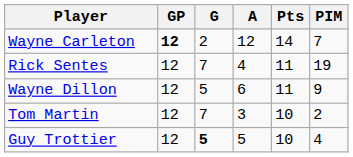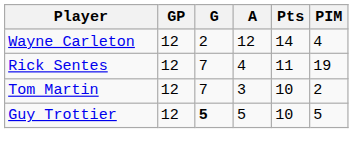(170, 41) bold -> (170, 41) normal
(318, 41) 7 -> (318, 41) 4
- row: (62, 91)
(318, 140) 4 -> (318, 115) 5
